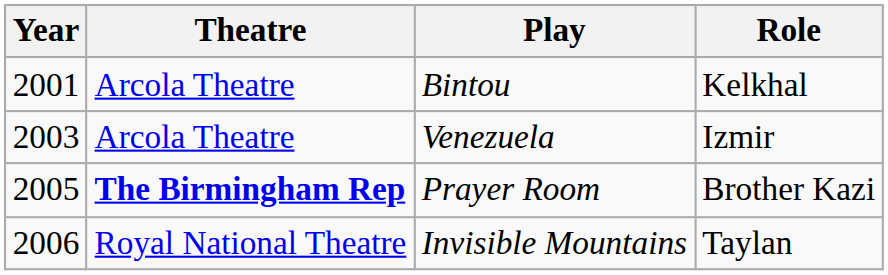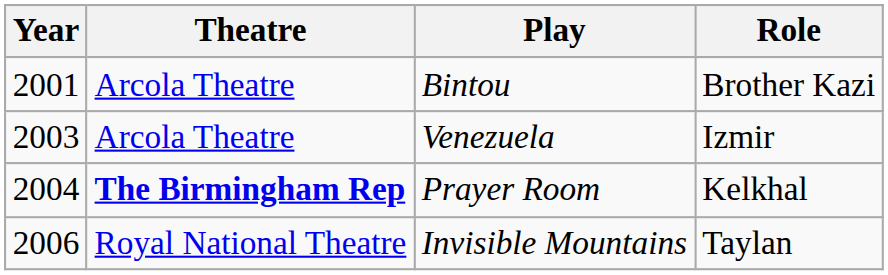(755, 83) Kelkhal -> (789, 83) Brother Kazi
(46, 189) 2005 -> (46, 189) 2004
(789, 189) Brother Kazi -> (755, 189) Kelkhal
